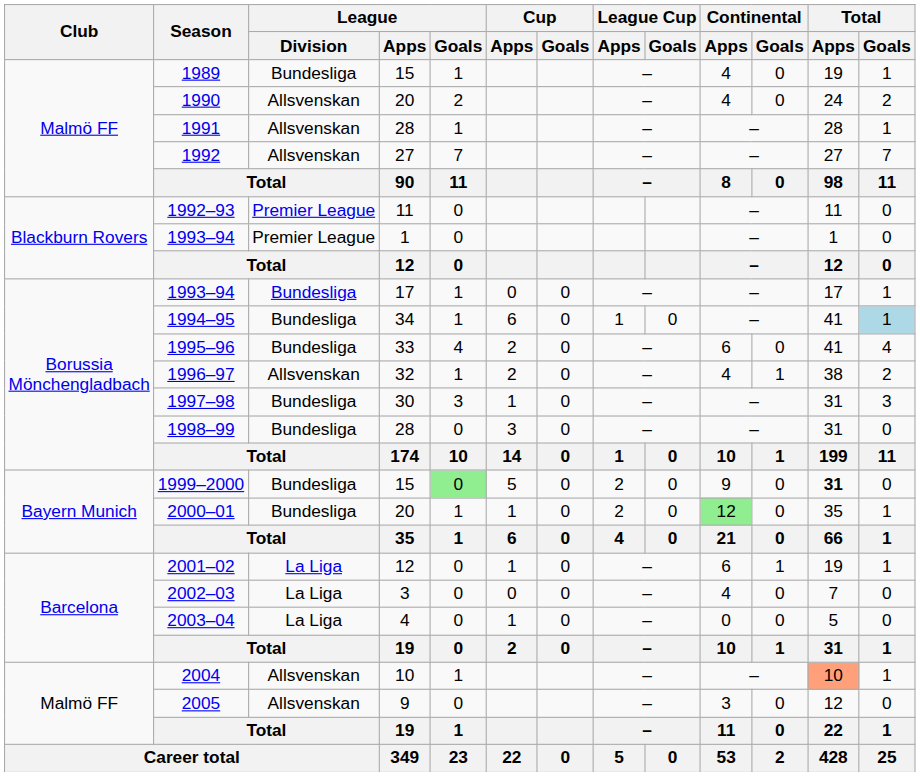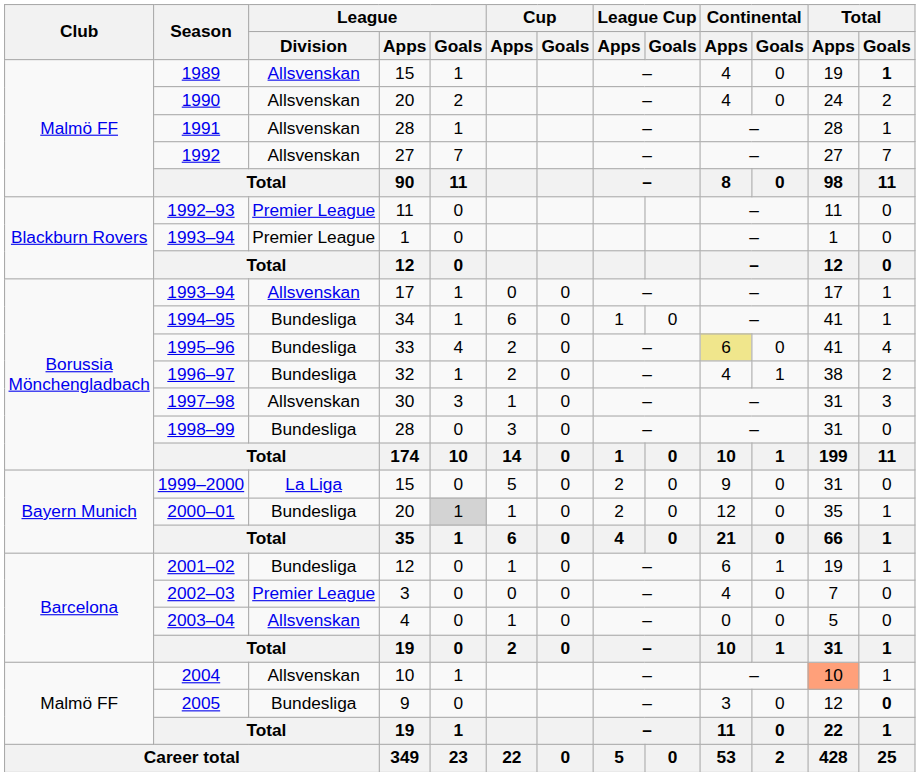(314, 73) Bundesliga -> (314, 73) Allsvenskan
(887, 73) normal -> (887, 73) bold
(314, 292) Bundesliga -> (314, 292) Allsvenskan
(887, 319) lightblue background -> (887, 319) no background
(726, 347) no background -> (726, 347) khaki background
(314, 374) Allsvenskan -> (314, 374) Bundesliga
(314, 401) Bundesliga -> (314, 401) Allsvenskan
(314, 484) Bundesliga -> (314, 484) La Liga
(458, 484) lightgreen background -> (458, 484) no background
(833, 484) bold -> (833, 484) normal
(458, 511) no background -> (458, 511) lightgrey background
(726, 511) lightgreen background -> (726, 511) no background
(314, 566) La Liga -> (314, 566) Bundesliga
(314, 593) La Liga -> (314, 593) Premier League
(314, 621) La Liga -> (314, 621) Allsvenskan
(314, 703) Allsvenskan -> (314, 703) Bundesliga
(887, 703) normal -> (887, 703) bold
